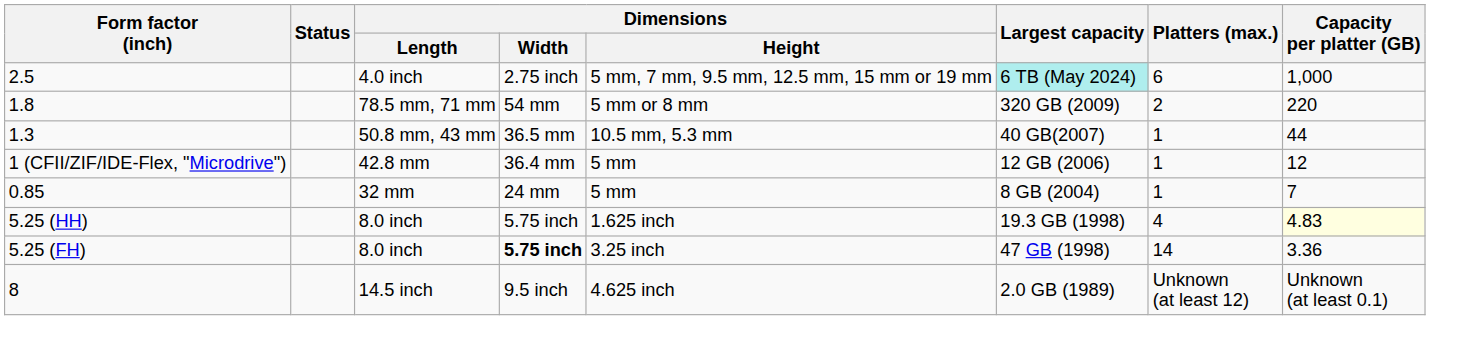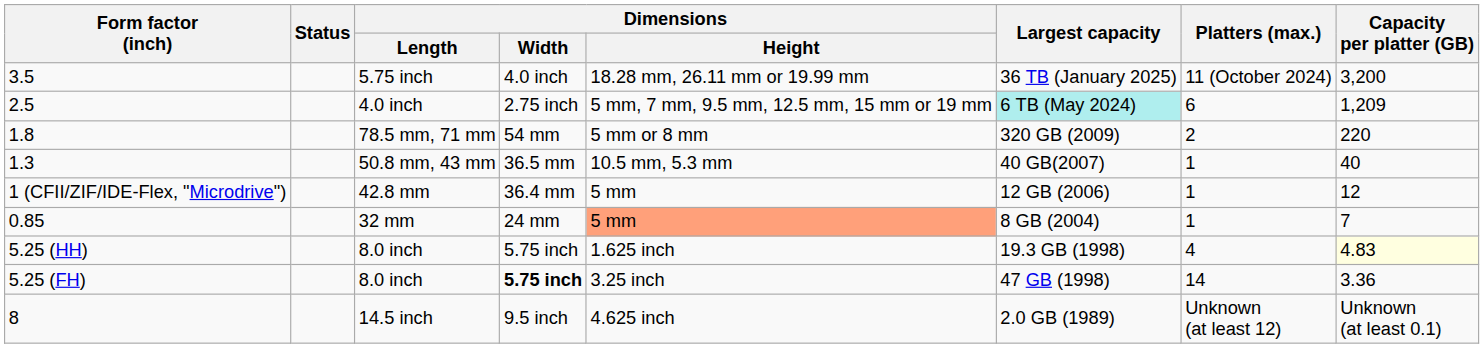+ row: (21, 76)
(1310, 76) 1,000 -> (1363, 105) 1,209
(1297, 134) 44 -> (1350, 163) 40
(613, 192) no background -> (613, 221) lightsalmon background
